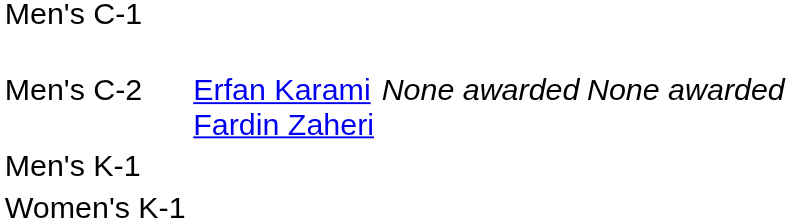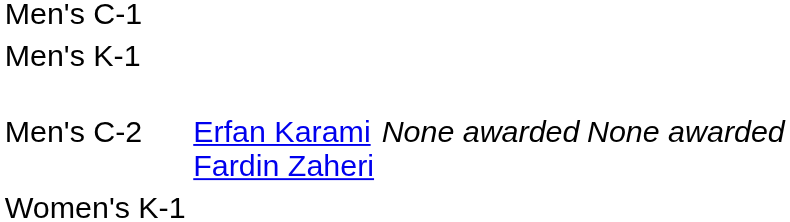rows swapped: (73, 90) <-> (73, 166)
